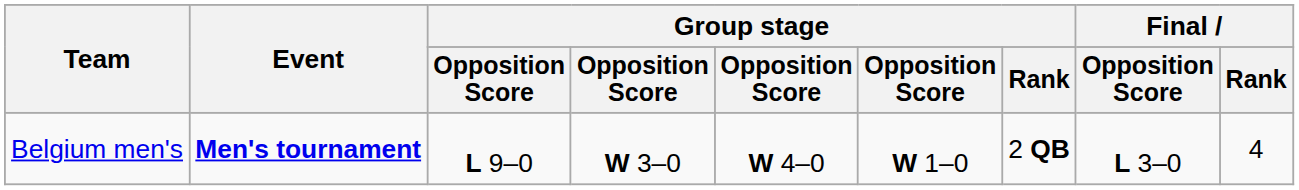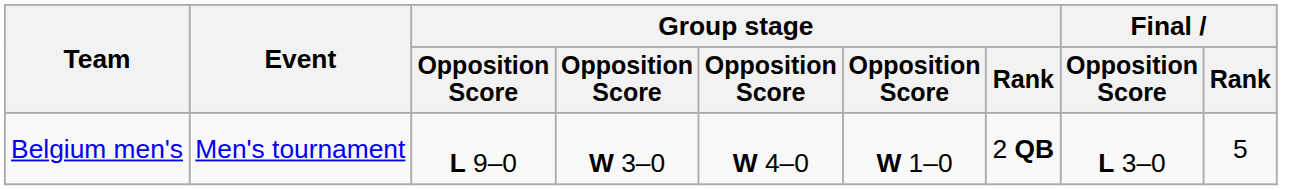(308, 149) bold -> (300, 149) normal
(1256, 149) 4 -> (1240, 149) 5
